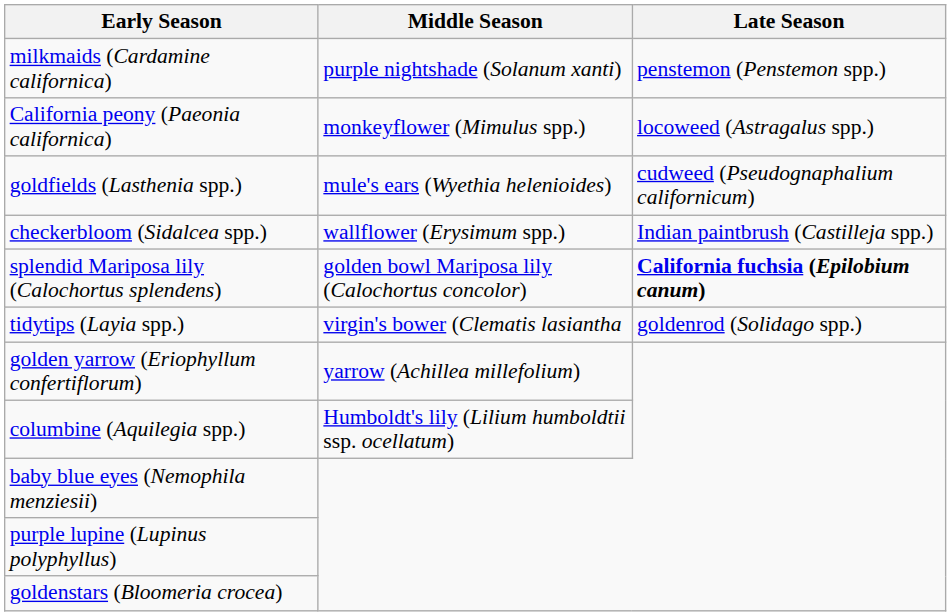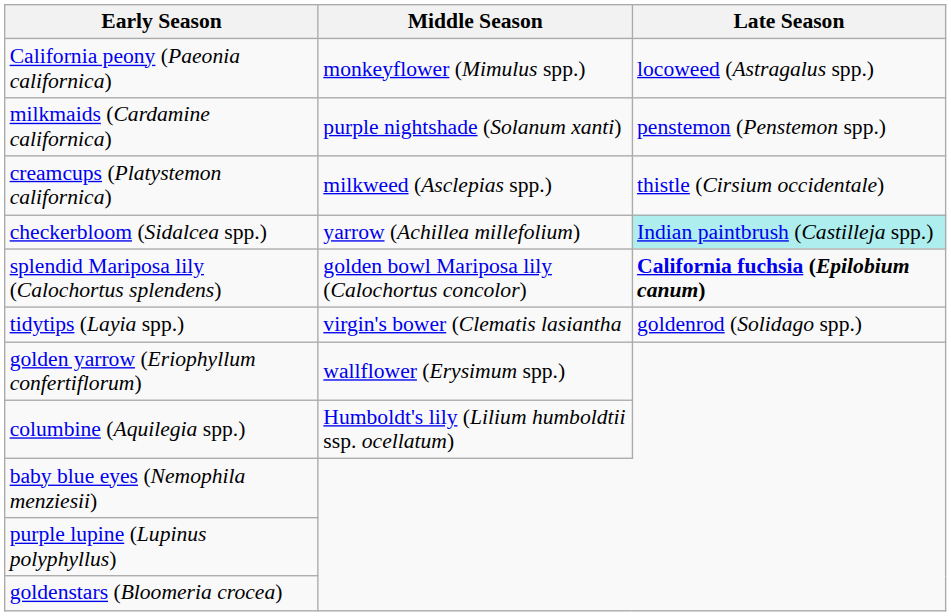rows swapped: (110, 68) <-> (125, 126)
- row: (126, 185)
+ row: (116, 185)
(444, 231) wallflower (Erysimum spp.) -> (452, 231) yarrow (Achillea millefolium)
(785, 231) no background -> (785, 231) paleturquoise background
(452, 370) yarrow (Achillea millefolium) -> (444, 370) wallflower (Erysimum spp.)
